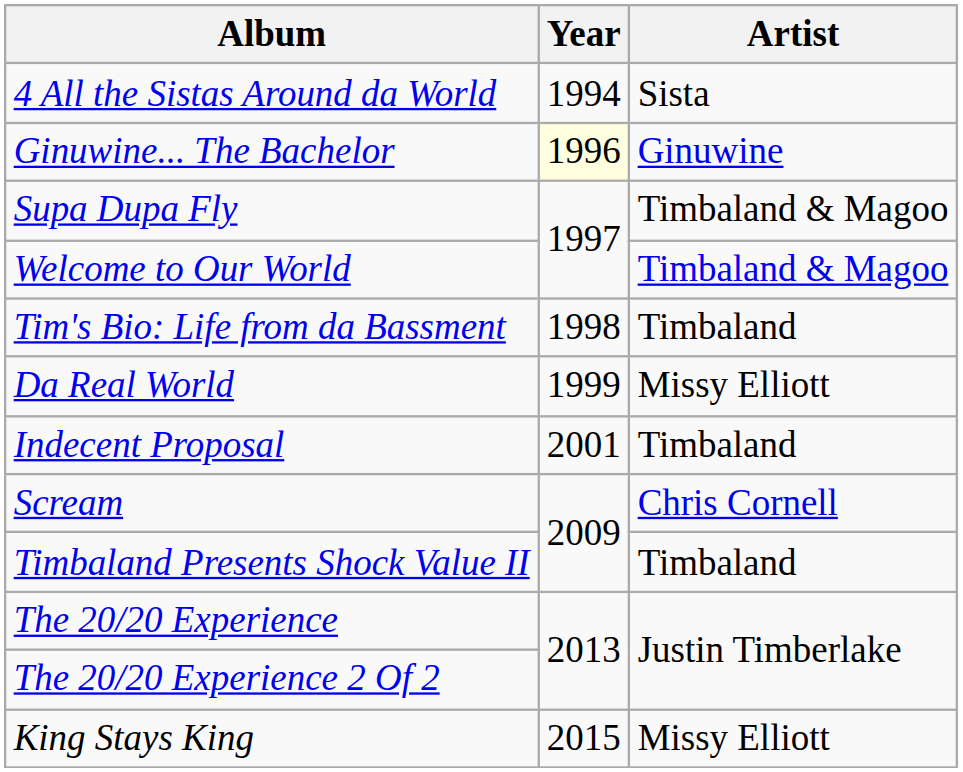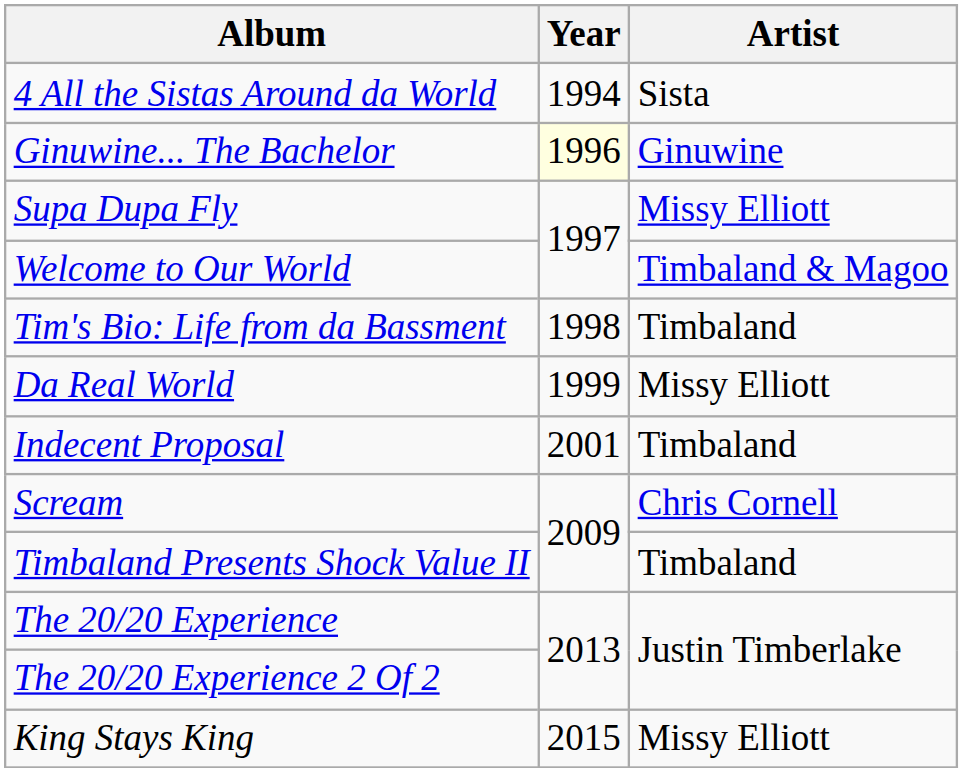(793, 209) Timbaland & Magoo -> (734, 209) Missy Elliott
